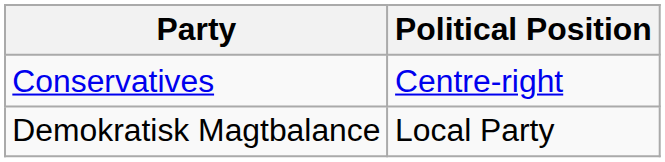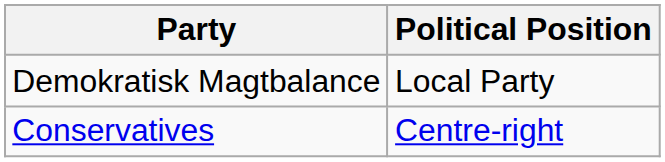rows swapped: (113, 80) <-> (196, 130)
